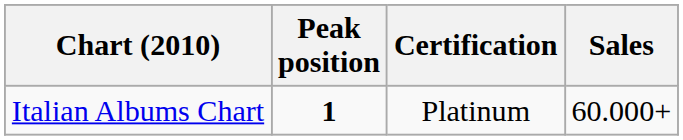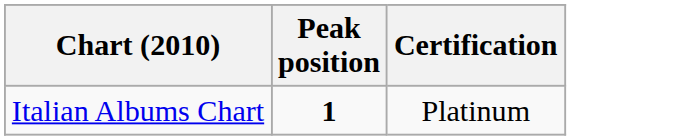- column: (621, 45)
